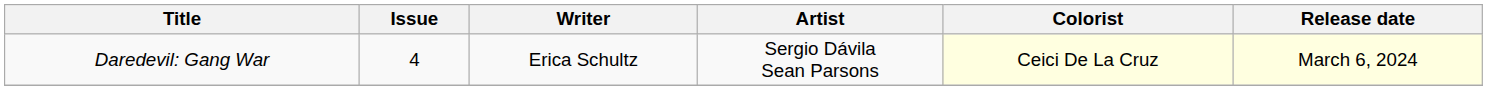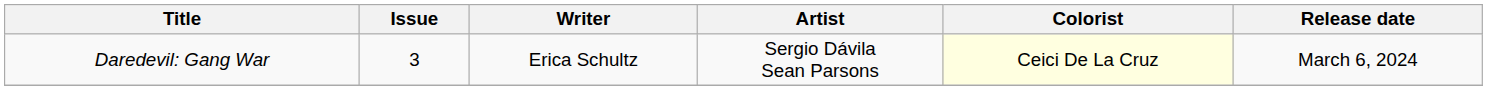(414, 59) 4 -> (414, 59) 3
(1358, 59) lightyellow background -> (1358, 59) no background
